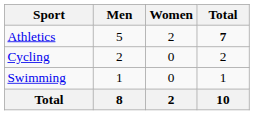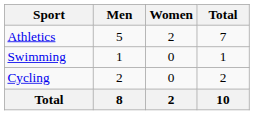(223, 36) bold -> (223, 36) normal
rows swapped: (29, 57) <-> (37, 78)
